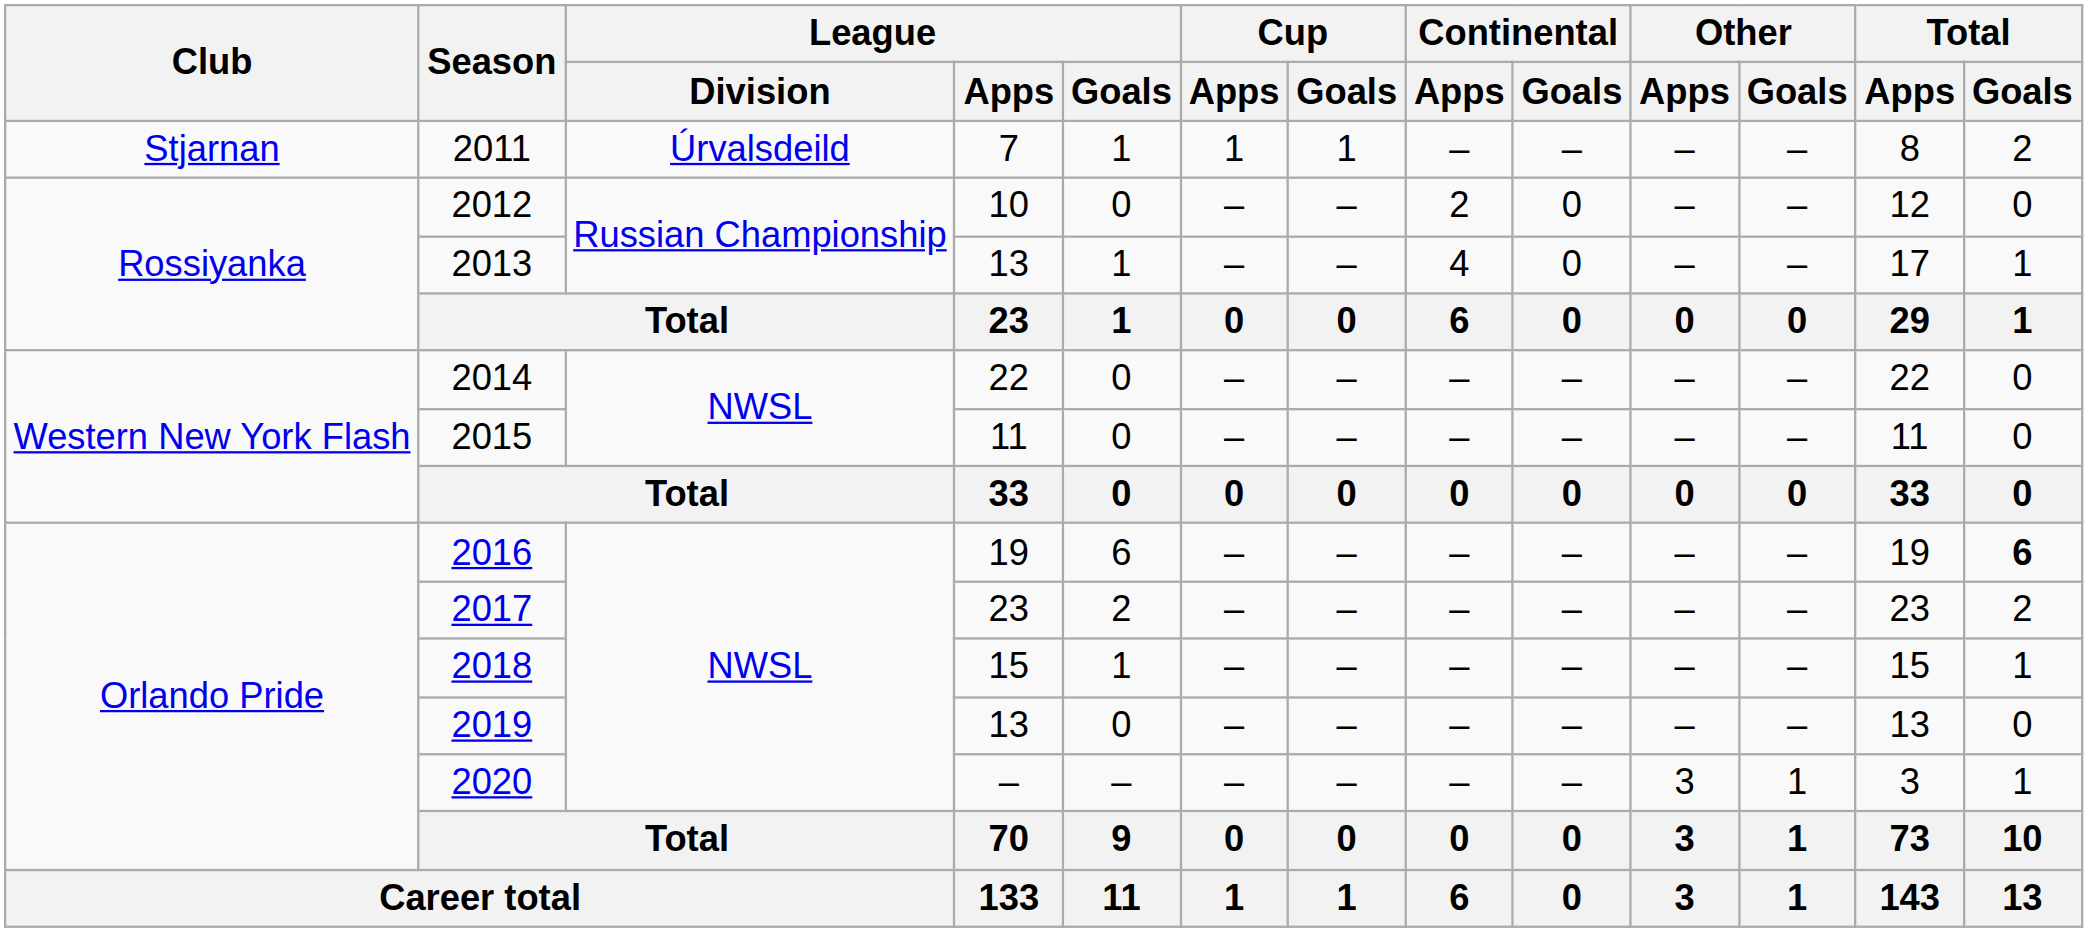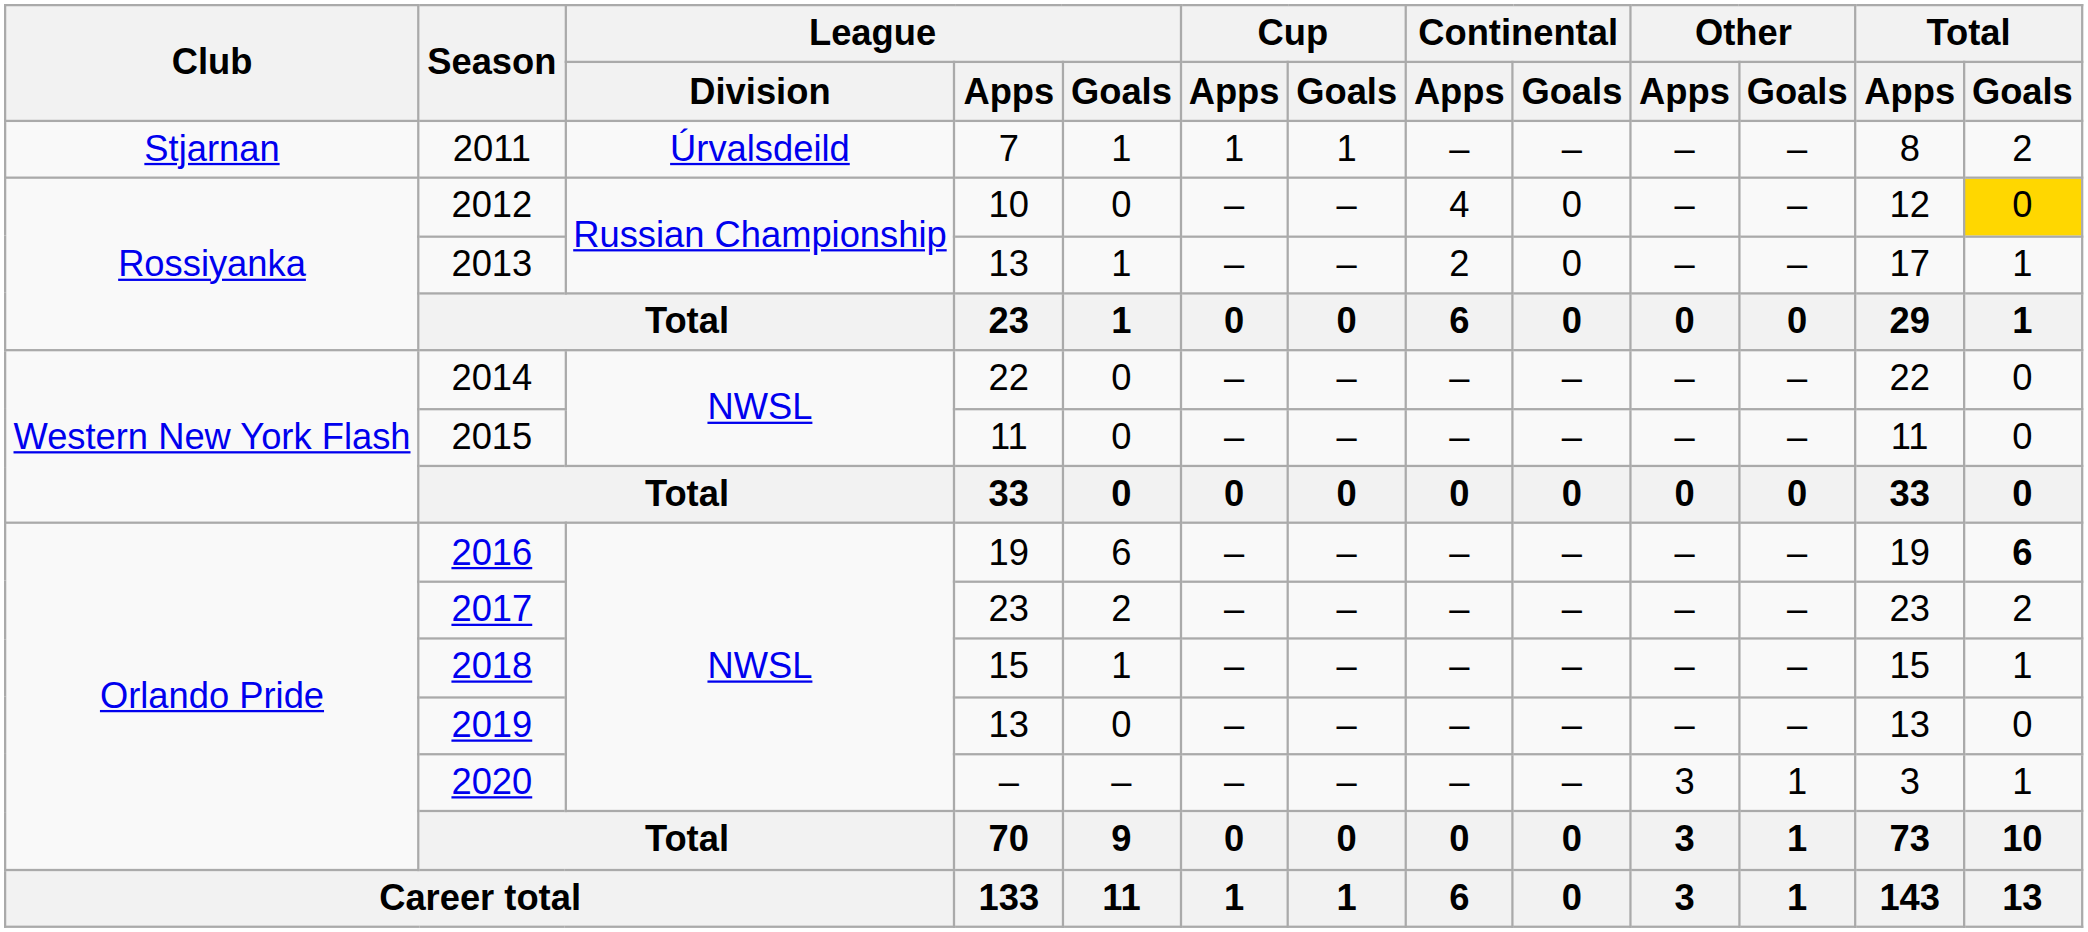(1459, 206) 2 -> (1459, 206) 4
(2022, 206) no background -> (2022, 206) gold background
(1459, 263) 4 -> (1459, 263) 2
